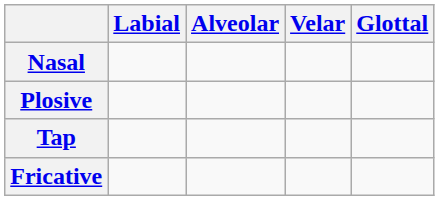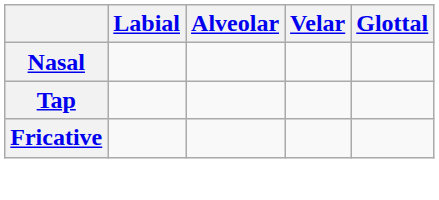- row: (56, 99)
